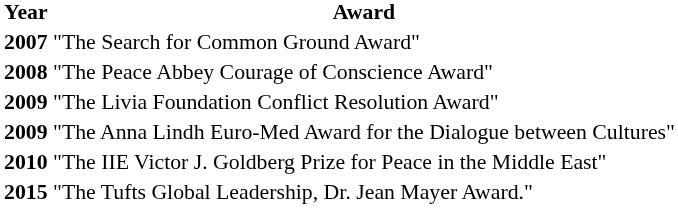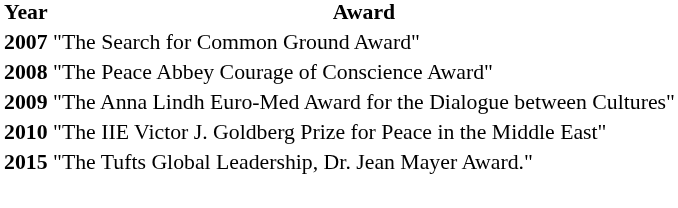- row: (276, 101)
